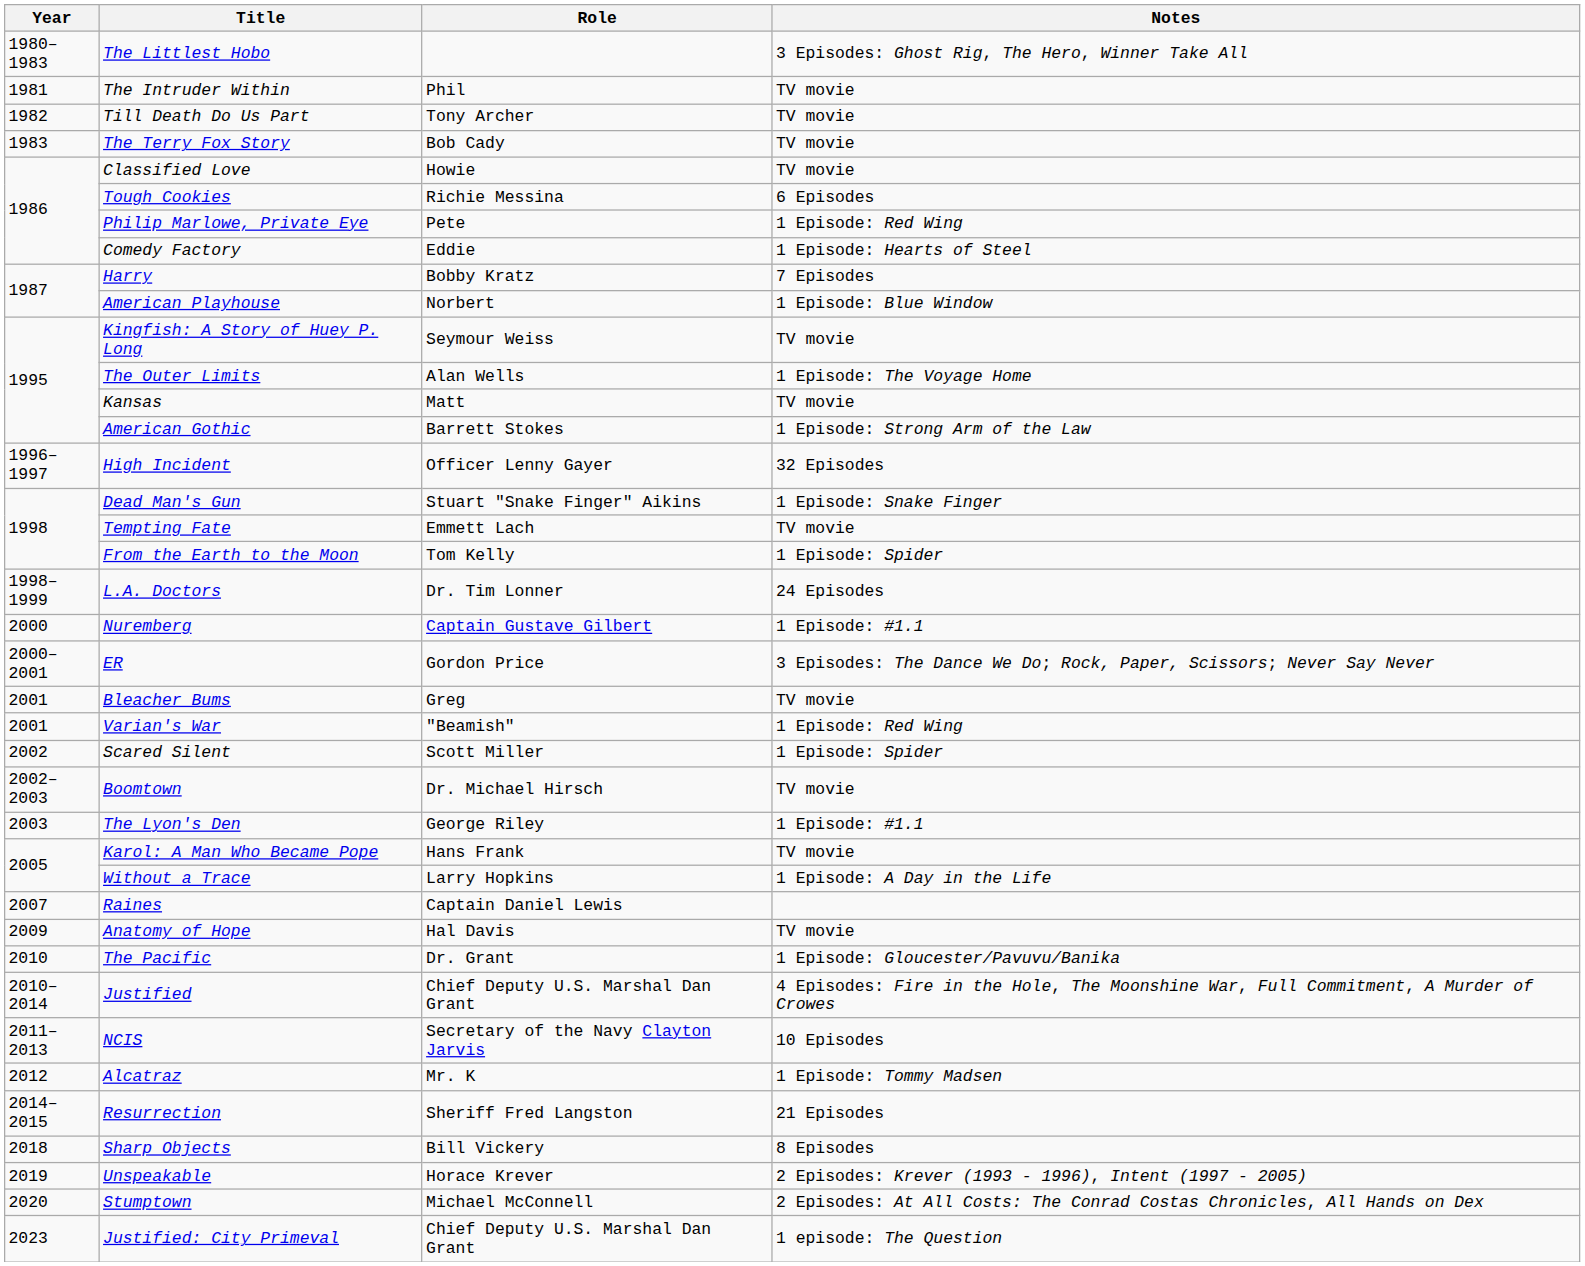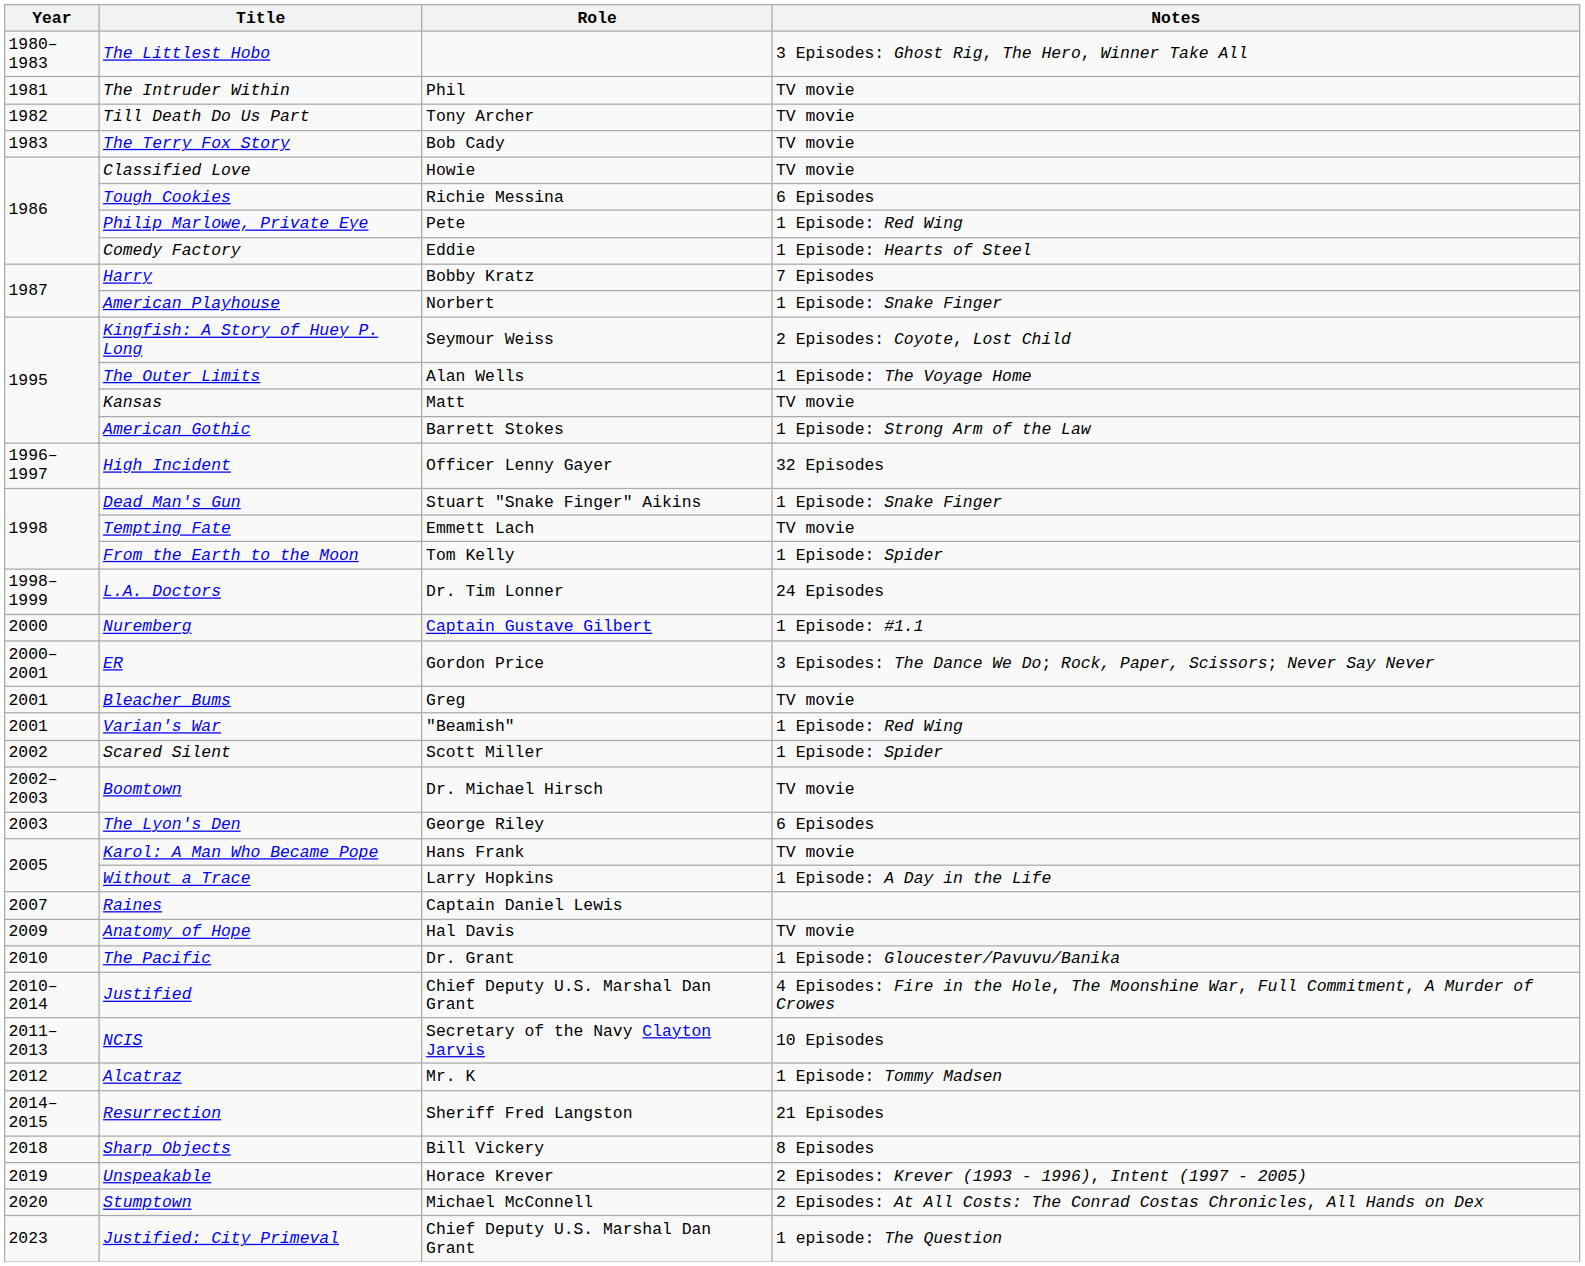(884, 304) 1 Episode: Blue Window -> (889, 304) 1 Episode: Snake Finger
(815, 340) TV movie -> (923, 340) 2 Episodes: Coyote, Lost Child
(850, 825) 1 Episode: #1.1 -> (825, 825) 6 Episodes
